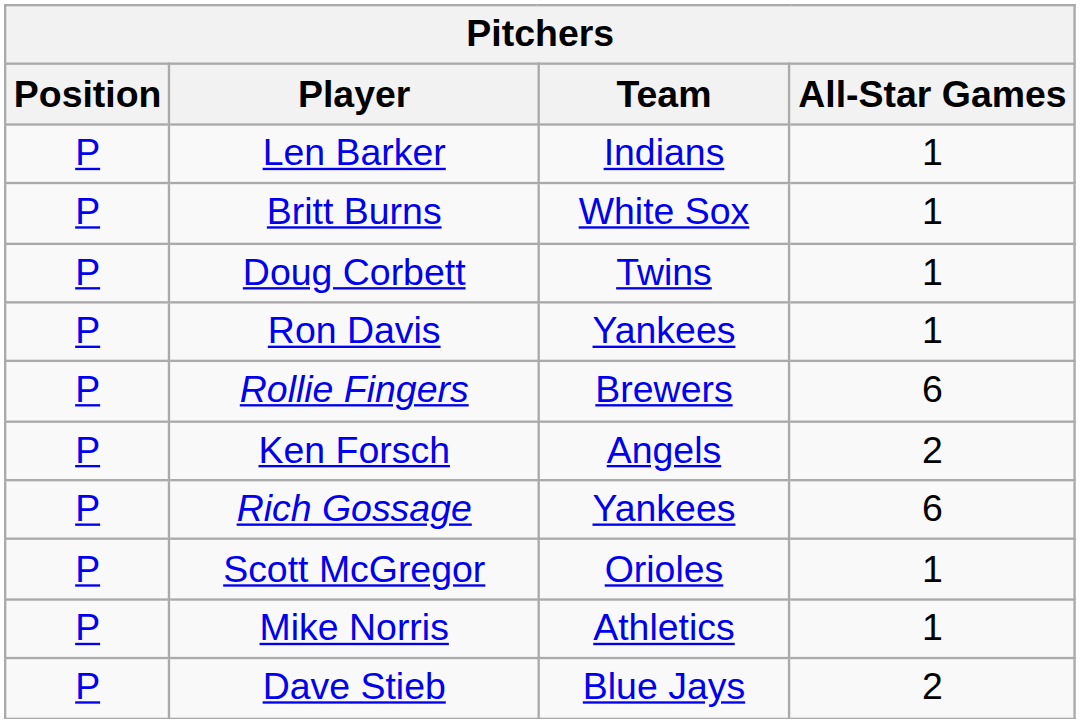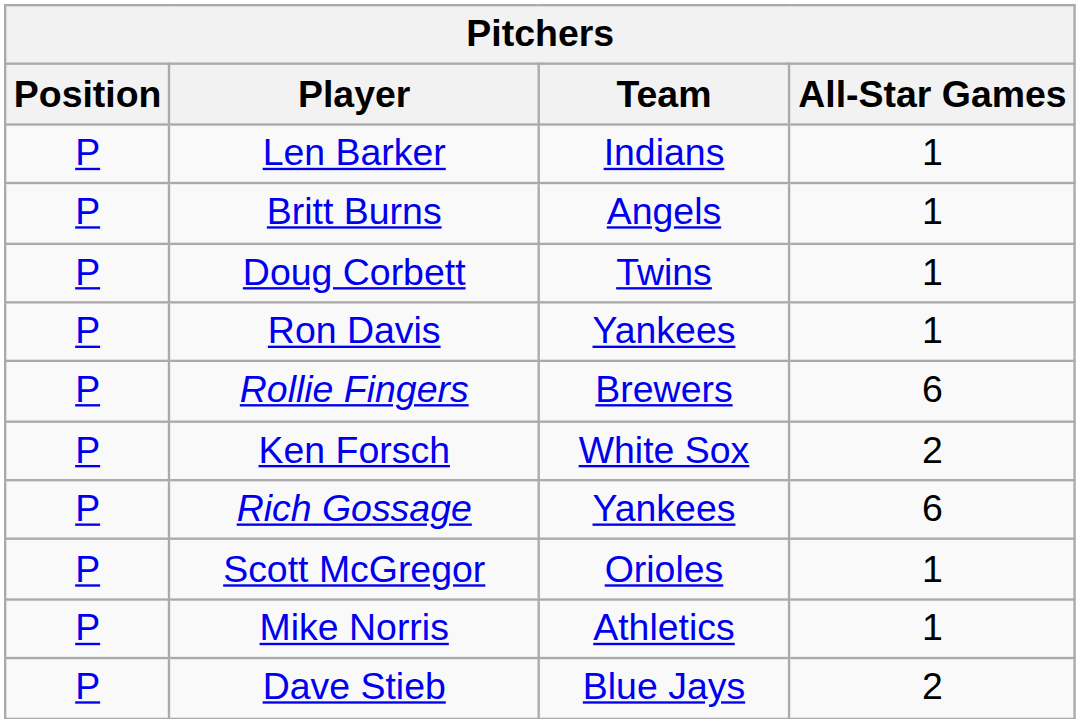(664, 212) White Sox -> (664, 212) Angels
(664, 449) Angels -> (664, 449) White Sox
